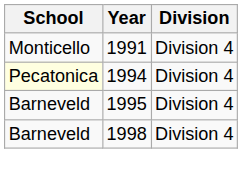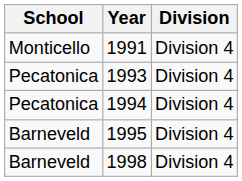+ row: (127, 76)
(53, 76) lightyellow background -> (53, 104) no background
